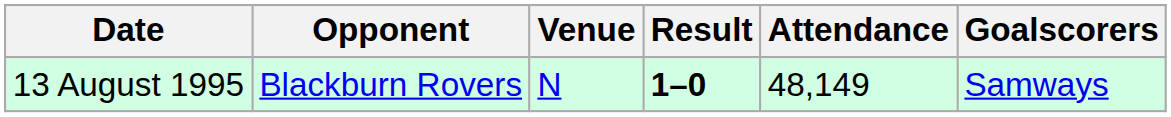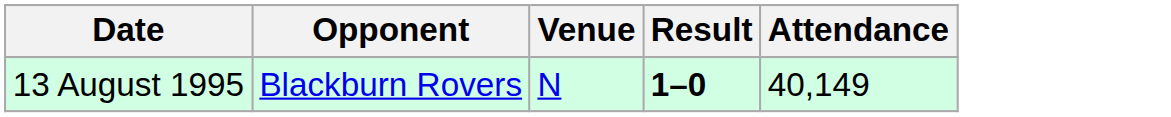- column: (1062, 30)
(819, 83) 48,149 -> (819, 83) 40,149
